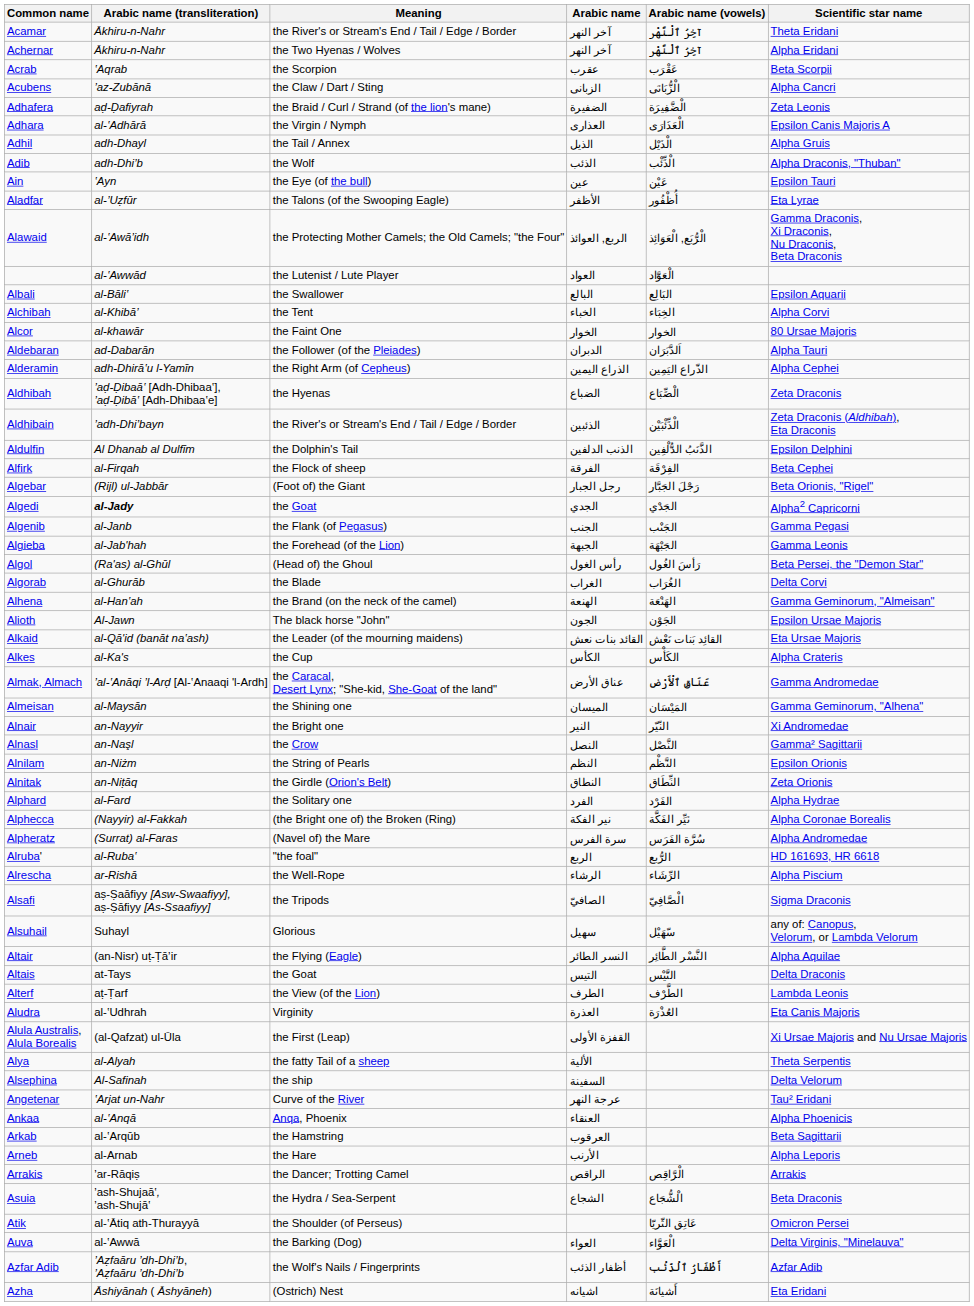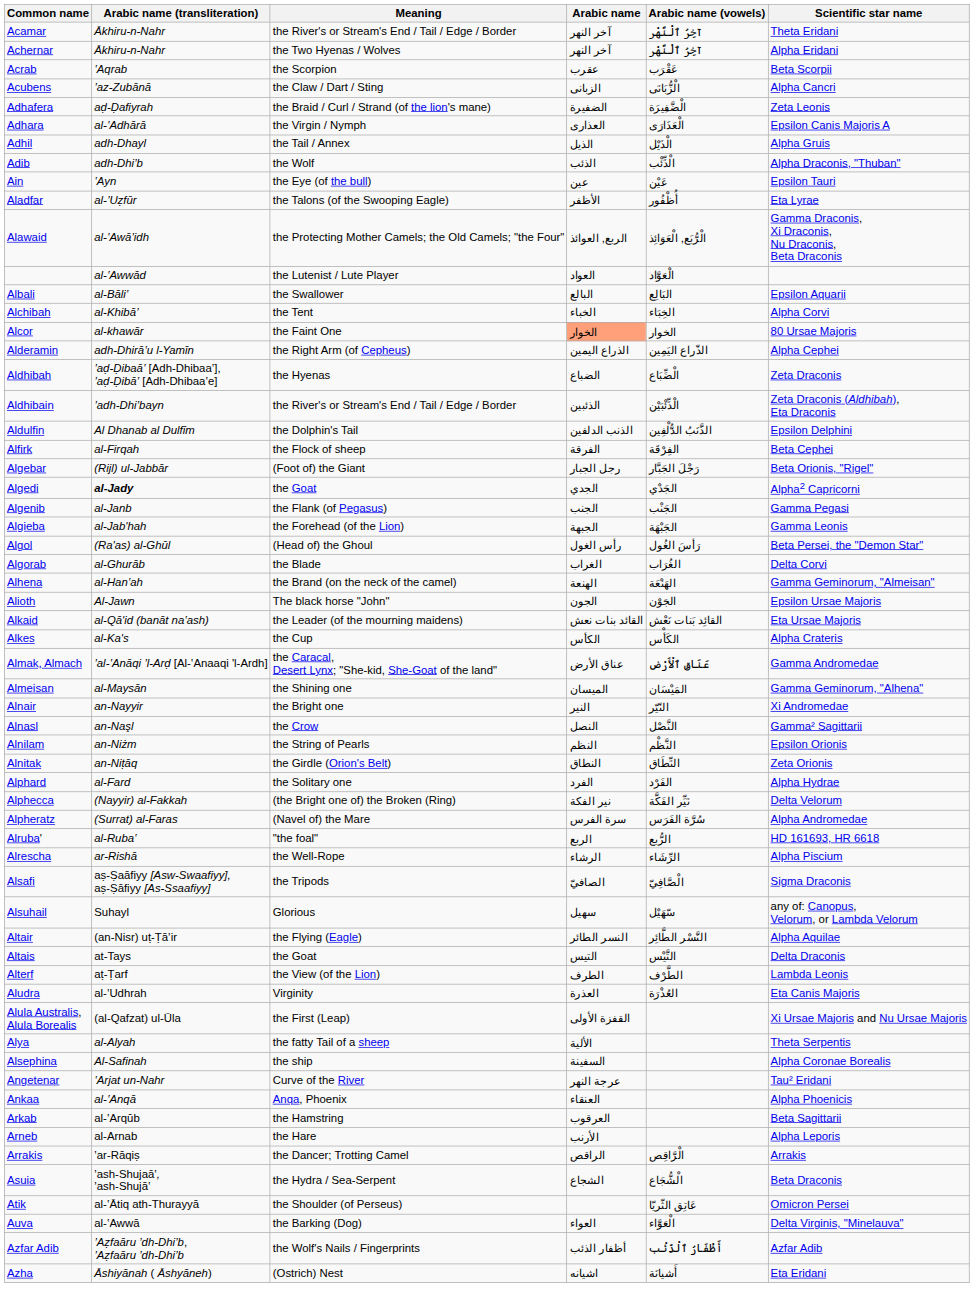(583, 332) no background -> (583, 332) lightsalmon background
- row: (33, 350)
(831, 819) Alpha Coronae Borealis -> (806, 800) Delta Velorum
(806, 1080) Delta Velorum -> (831, 1061) Alpha Coronae Borealis
